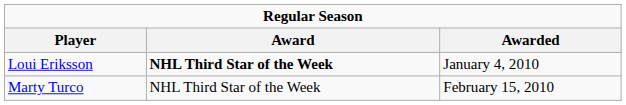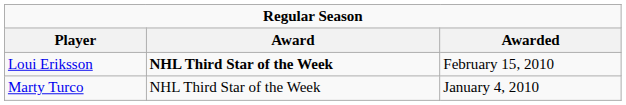(491, 64) January 4, 2010 -> (499, 64) February 15, 2010
(499, 87) February 15, 2010 -> (491, 87) January 4, 2010
